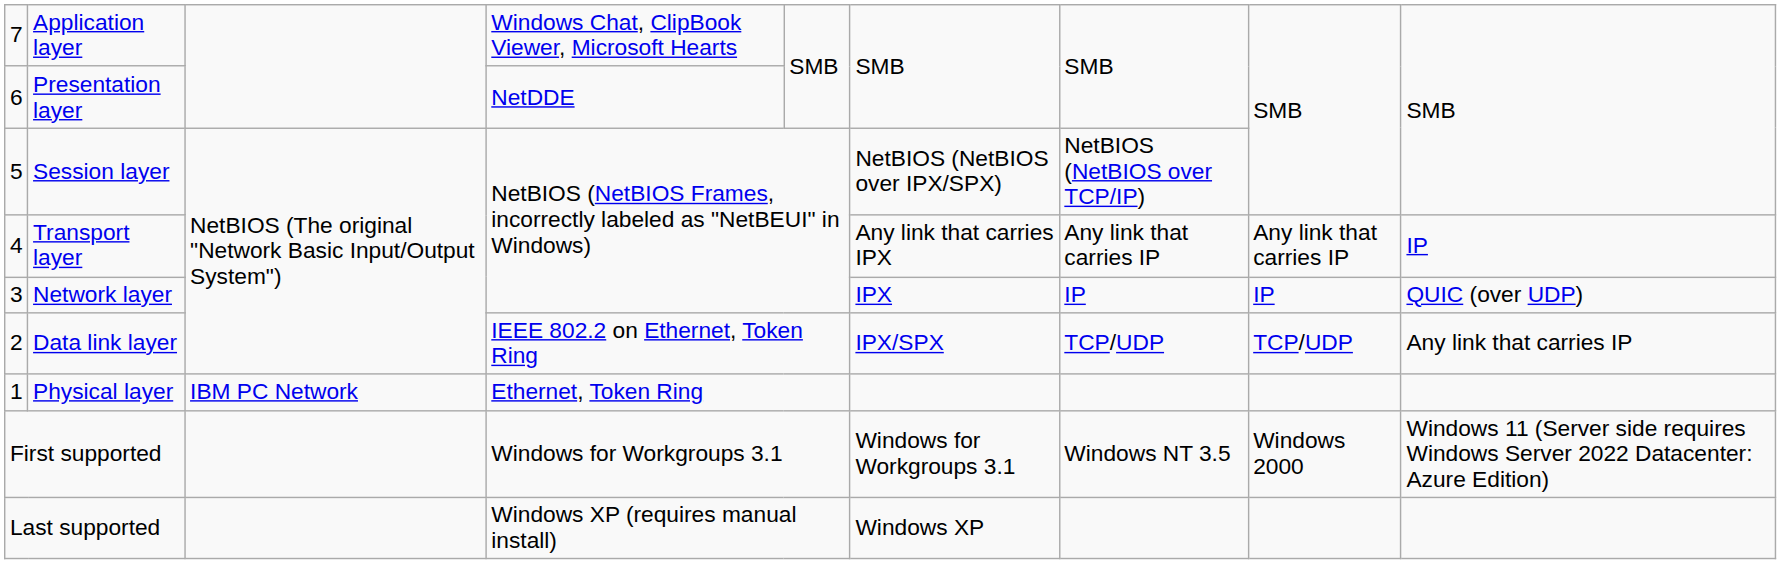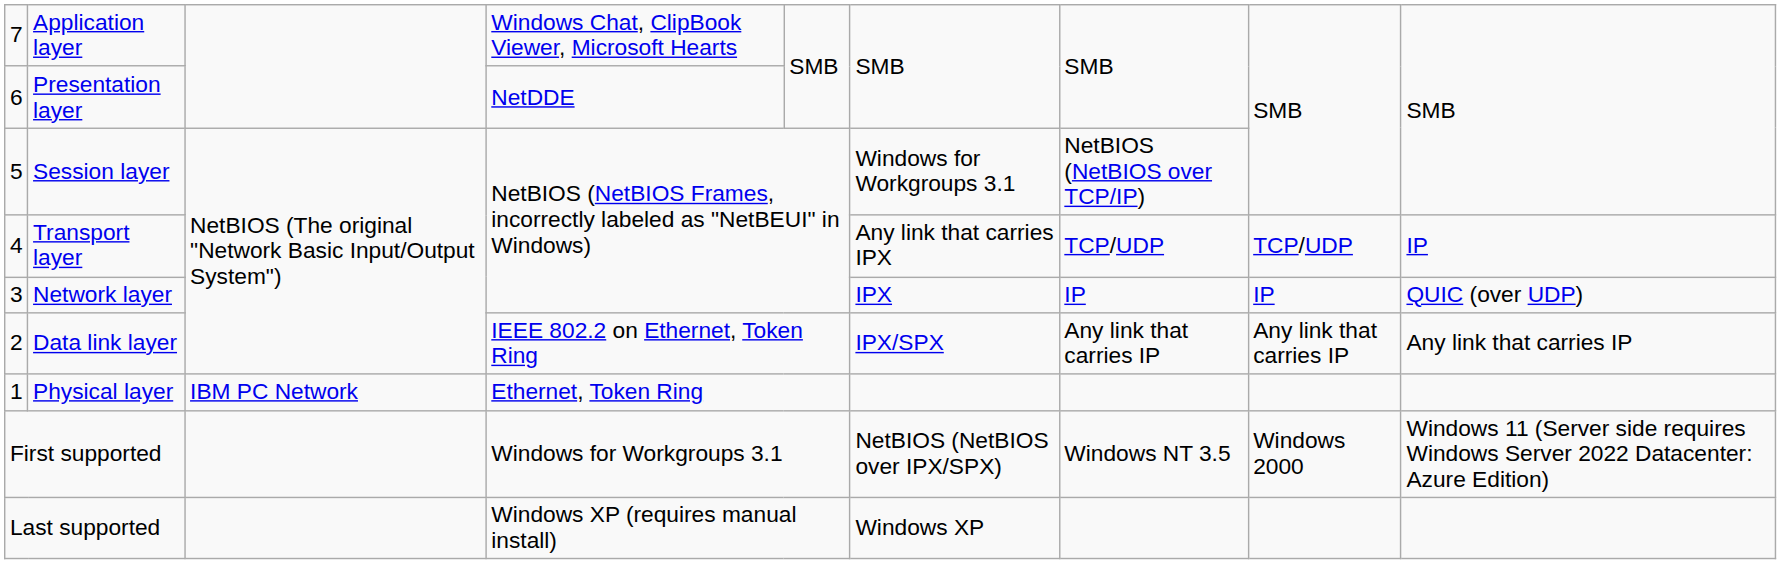(952, 171) NetBIOS (NetBIOS over IPX/SPX) -> (935, 171) Windows for Workgroups 3.1
(1126, 245) Any link that carries IP -> (1114, 245) TCP/UDP
(1315, 245) Any link that carries IP -> (1303, 245) TCP/UDP
(1114, 343) TCP/UDP -> (1126, 343) Any link that carries IP
(1303, 343) TCP/UDP -> (1315, 343) Any link that carries IP
(935, 453) Windows for Workgroups 3.1 -> (952, 453) NetBIOS (NetBIOS over IPX/SPX)
